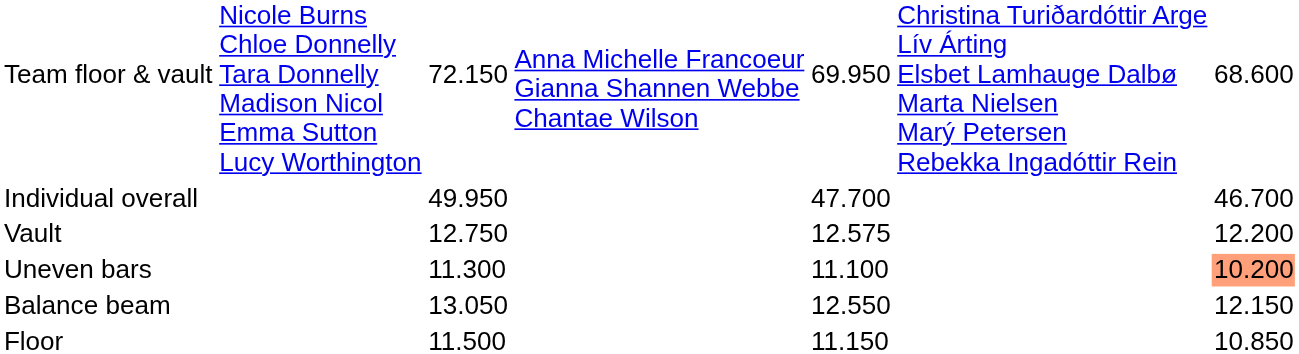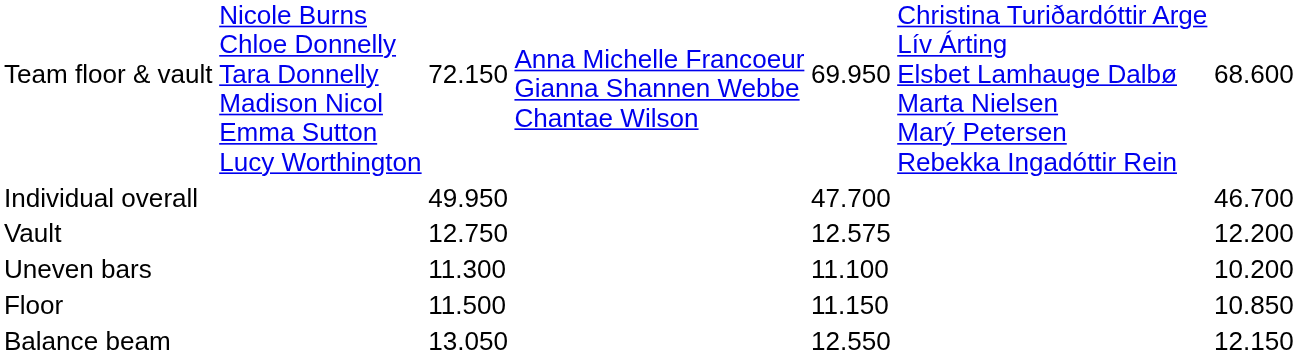(1254, 269) lightsalmon background -> (1254, 269) no background
rows swapped: (87, 305) <-> (34, 341)
